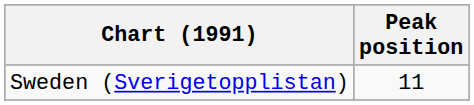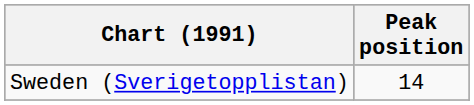(411, 83) 11 -> (411, 83) 14
